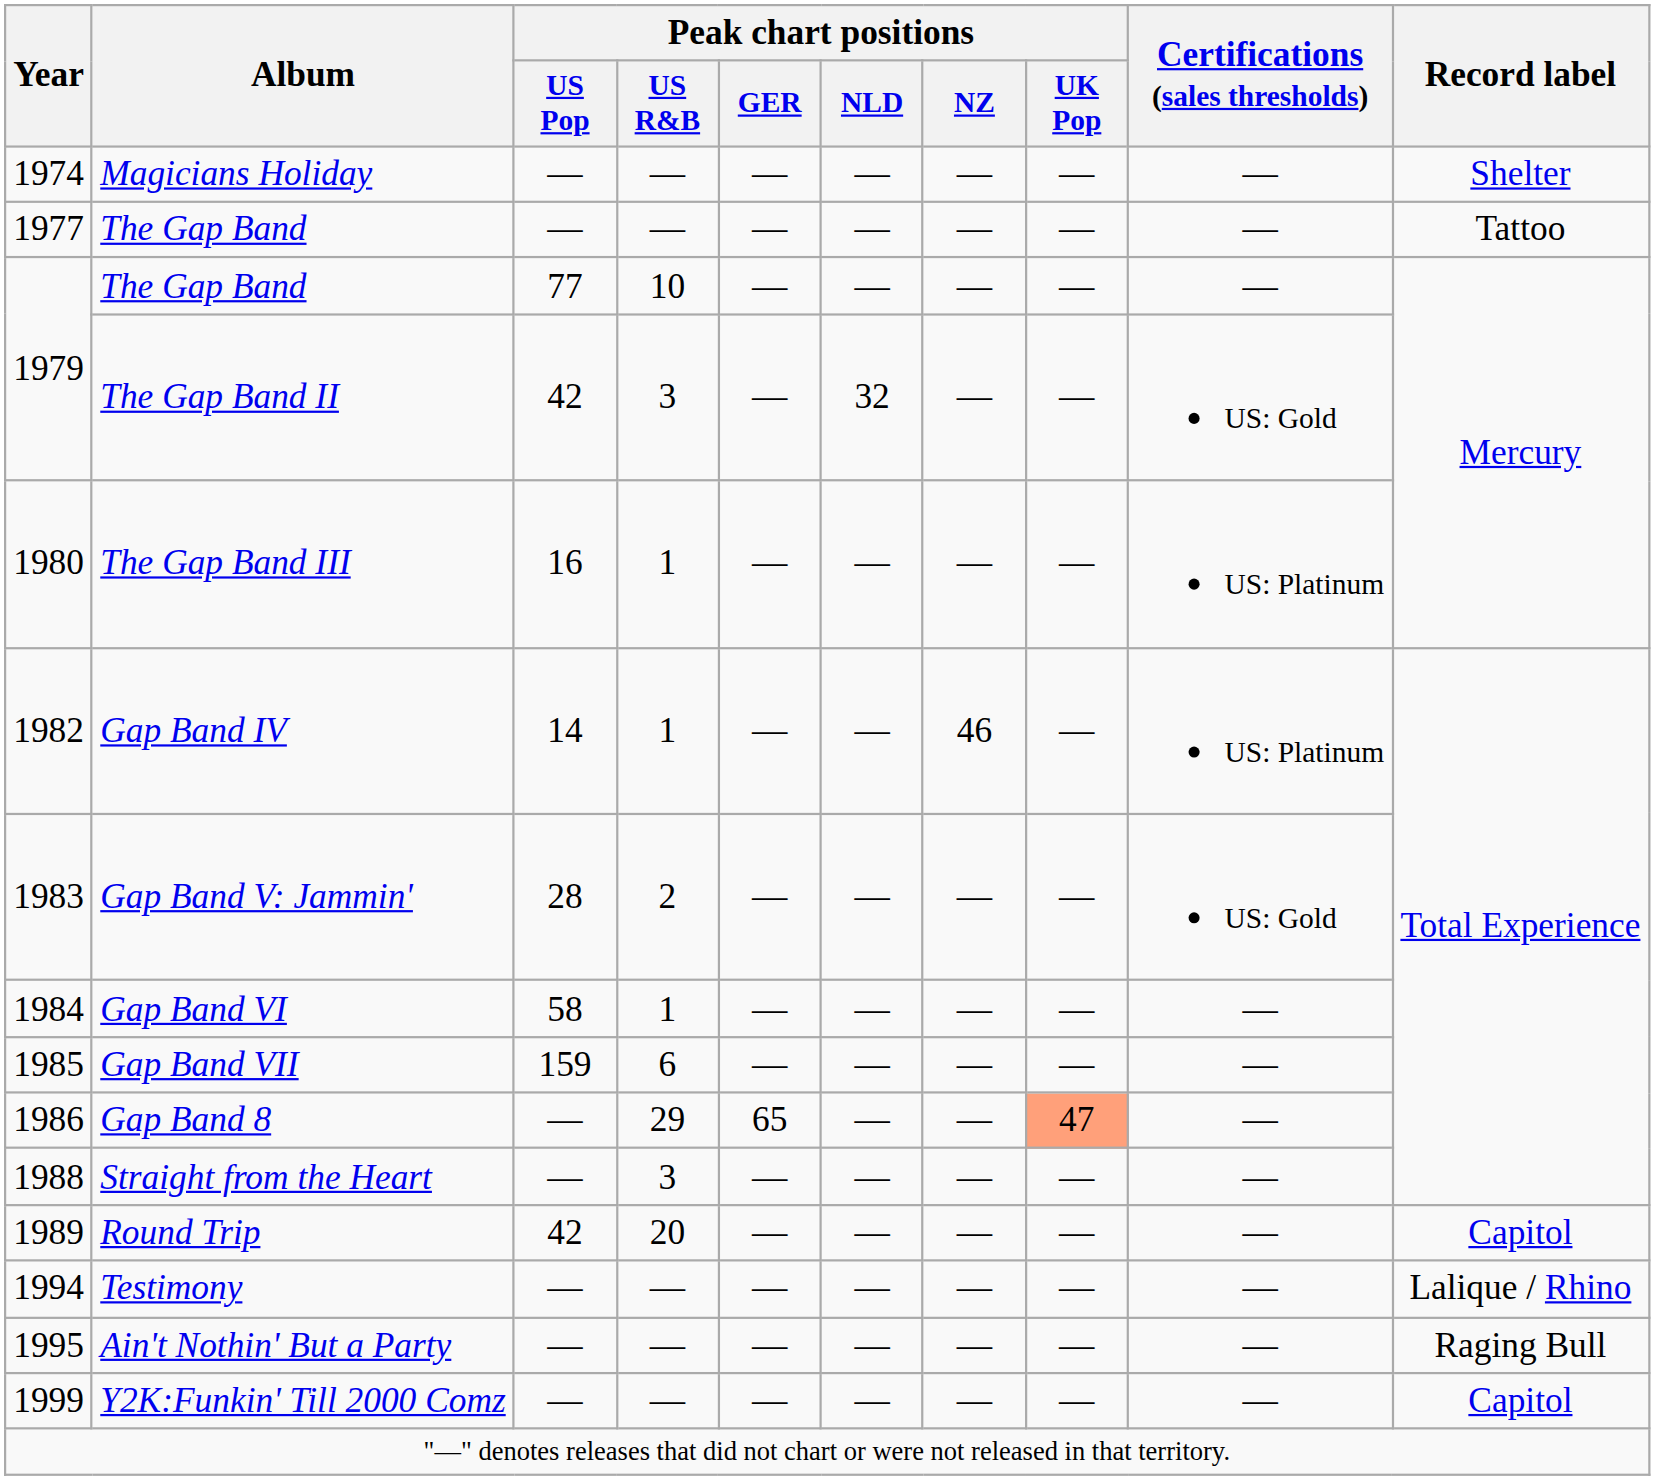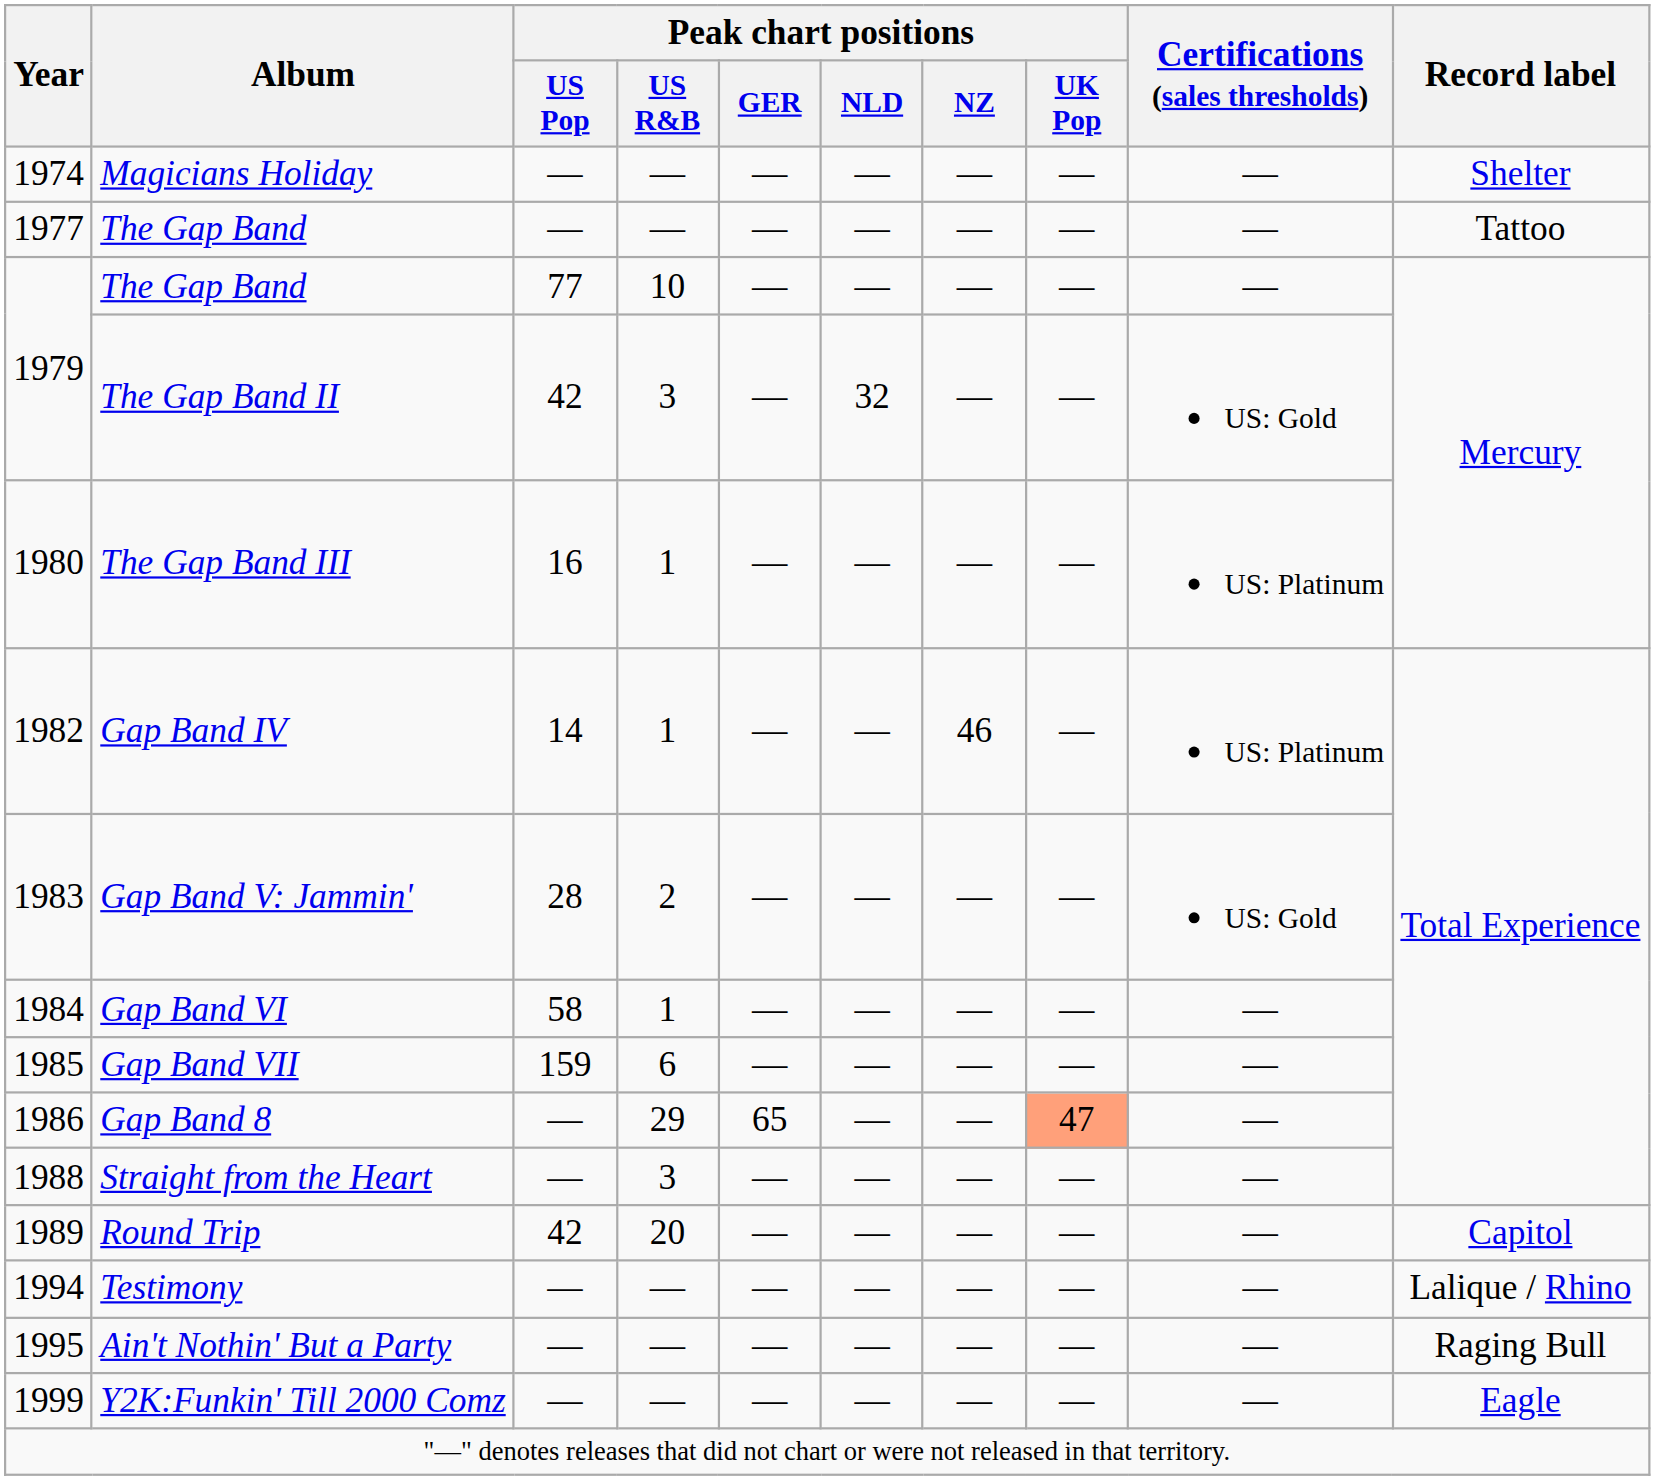(1520, 1400) Capitol -> (1520, 1400) Eagle
